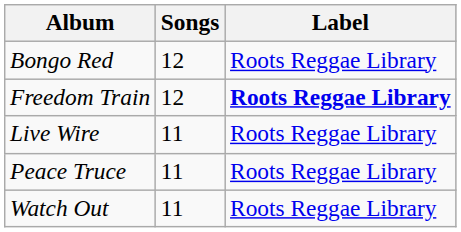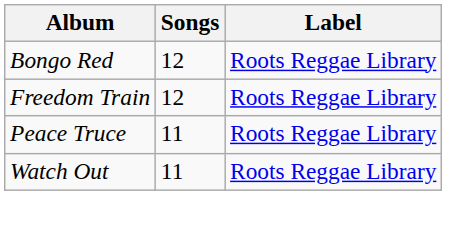(340, 97) bold -> (333, 97) normal
- row: (55, 134)
